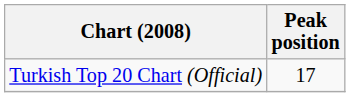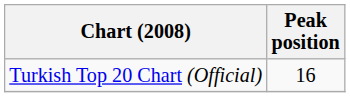(306, 75) 17 -> (306, 75) 16
